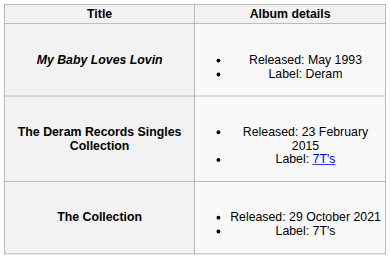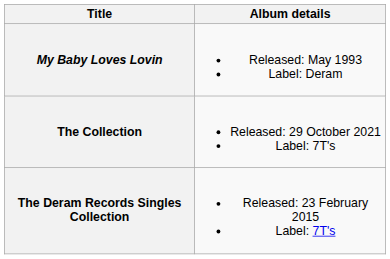rows swapped: (100, 138) <-> (100, 217)
